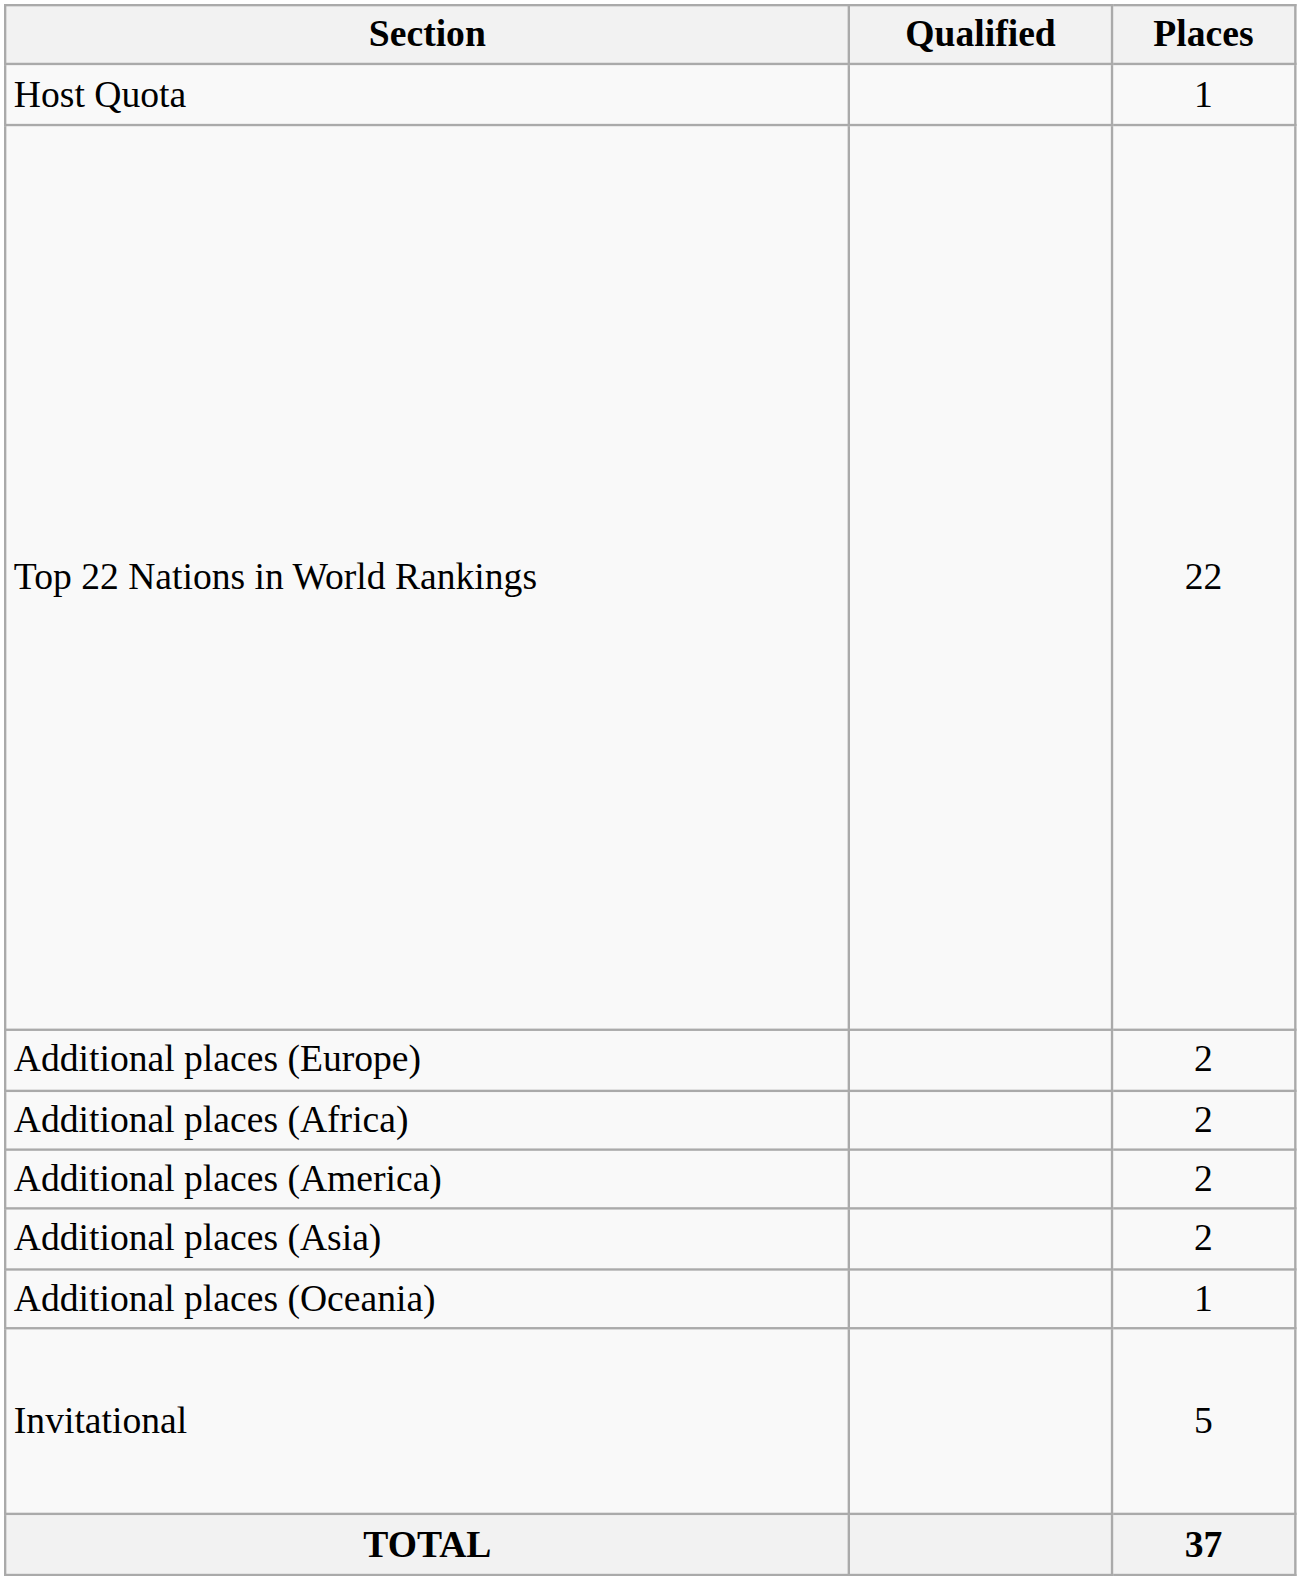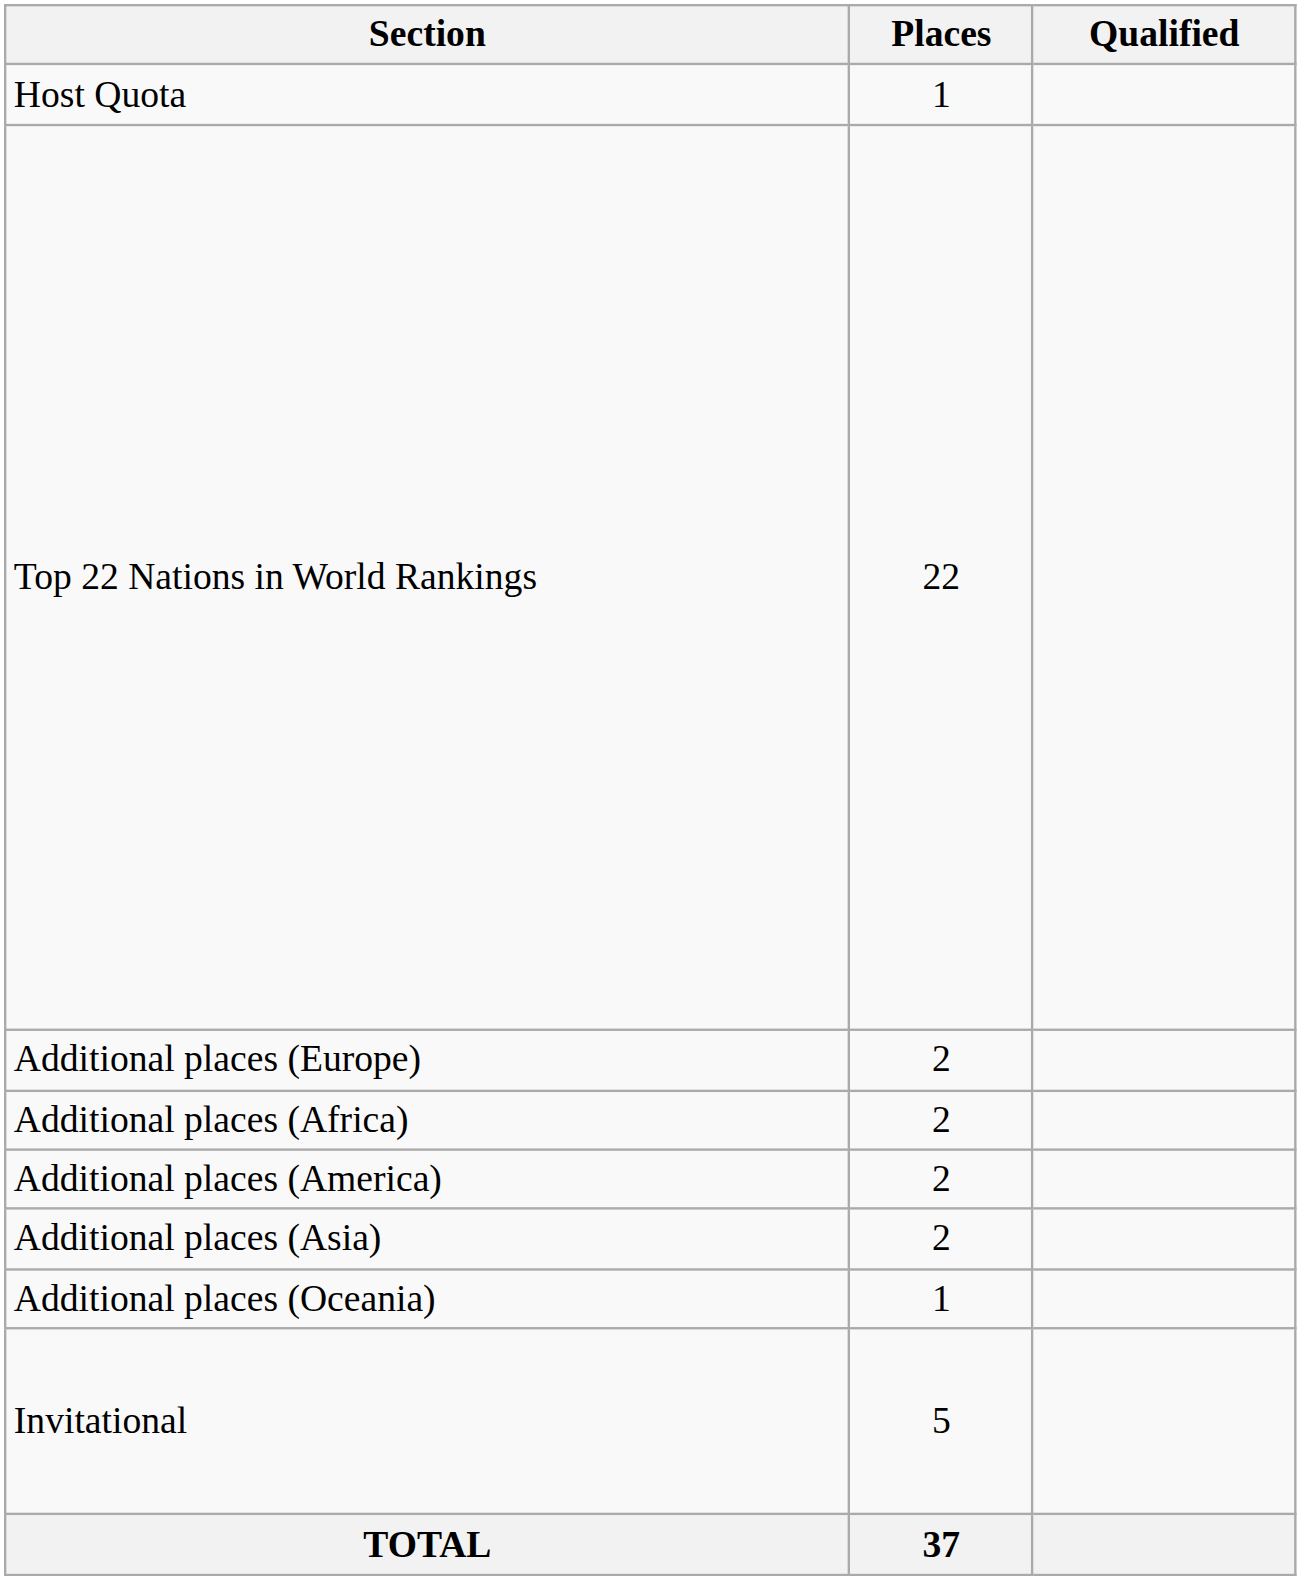columns swapped: (1203, 34) <-> (981, 34)
